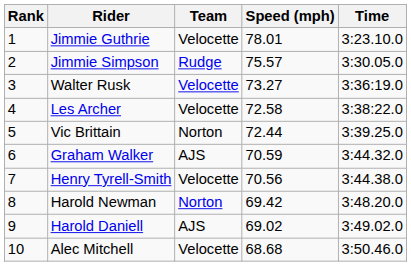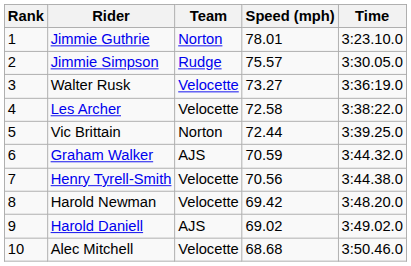(208, 39) Velocette -> (200, 39) Norton
(200, 202) Norton -> (208, 202) Velocette
